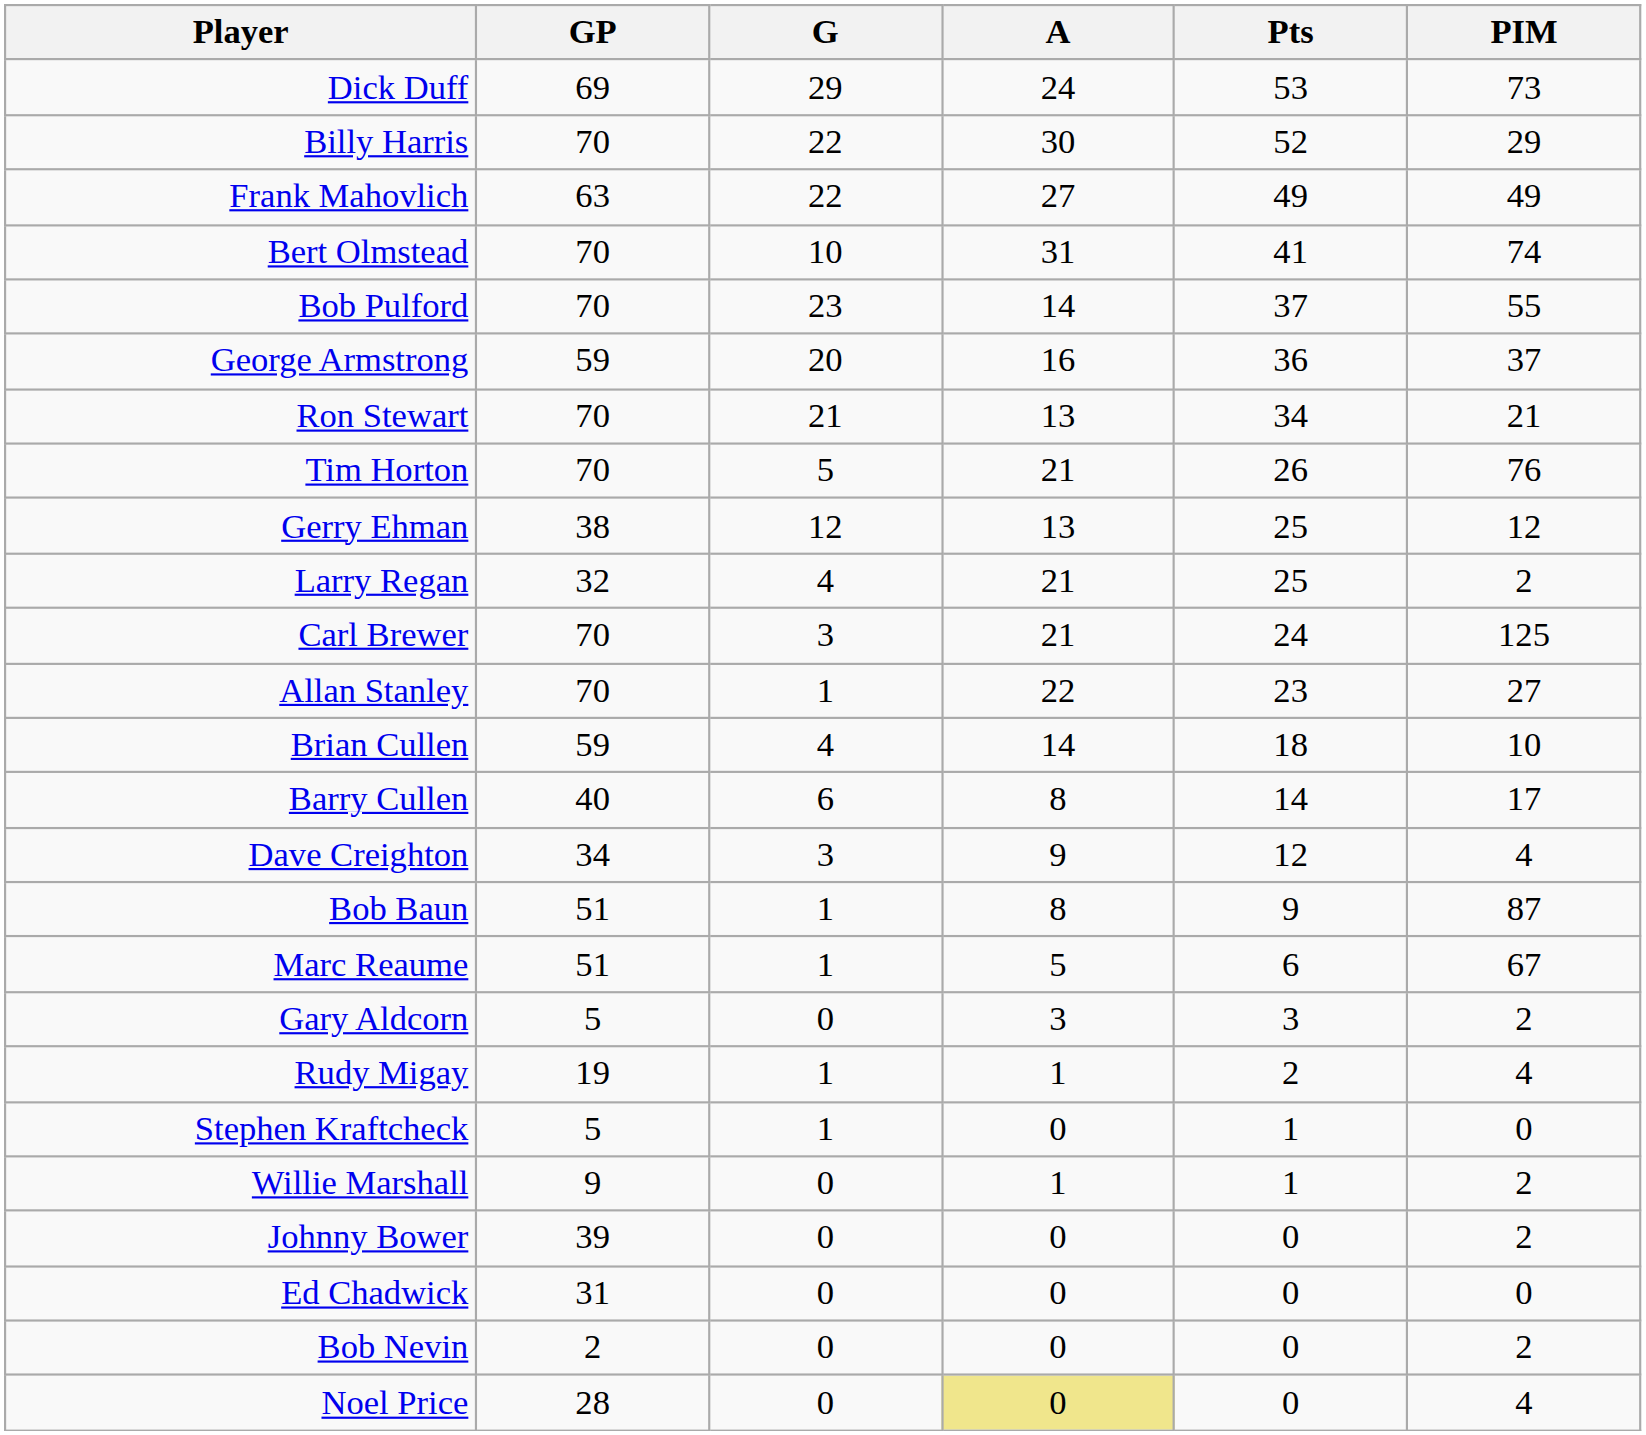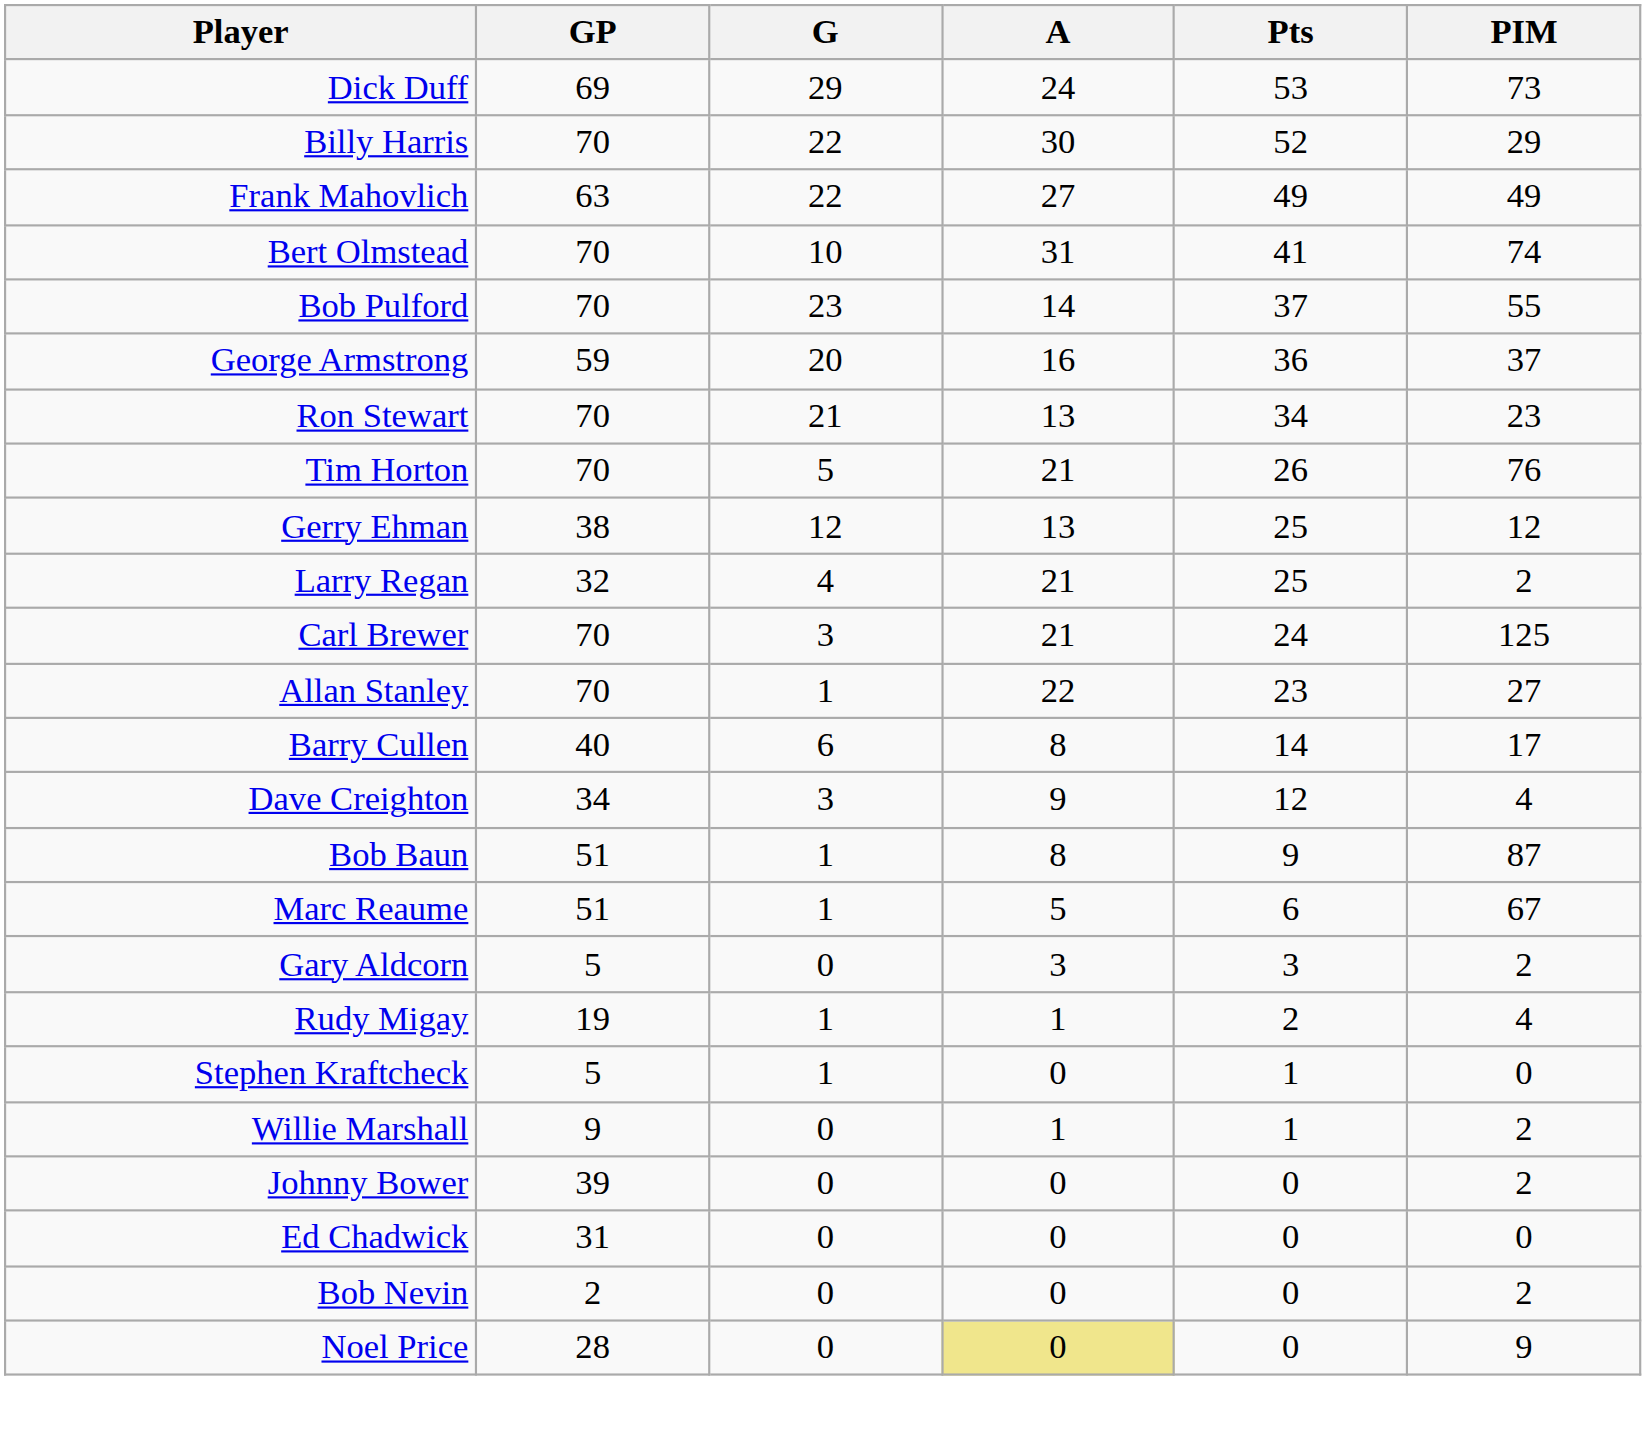(1524, 415) 21 -> (1524, 415) 23
- row: (380, 744)
(1524, 1402) 4 -> (1524, 1347) 9
